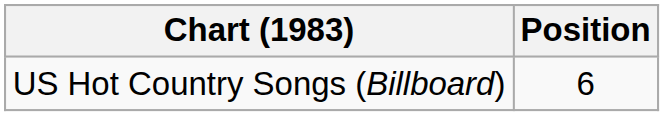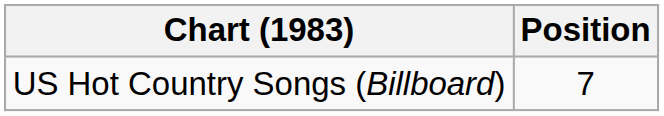(586, 82) 6 -> (586, 82) 7
